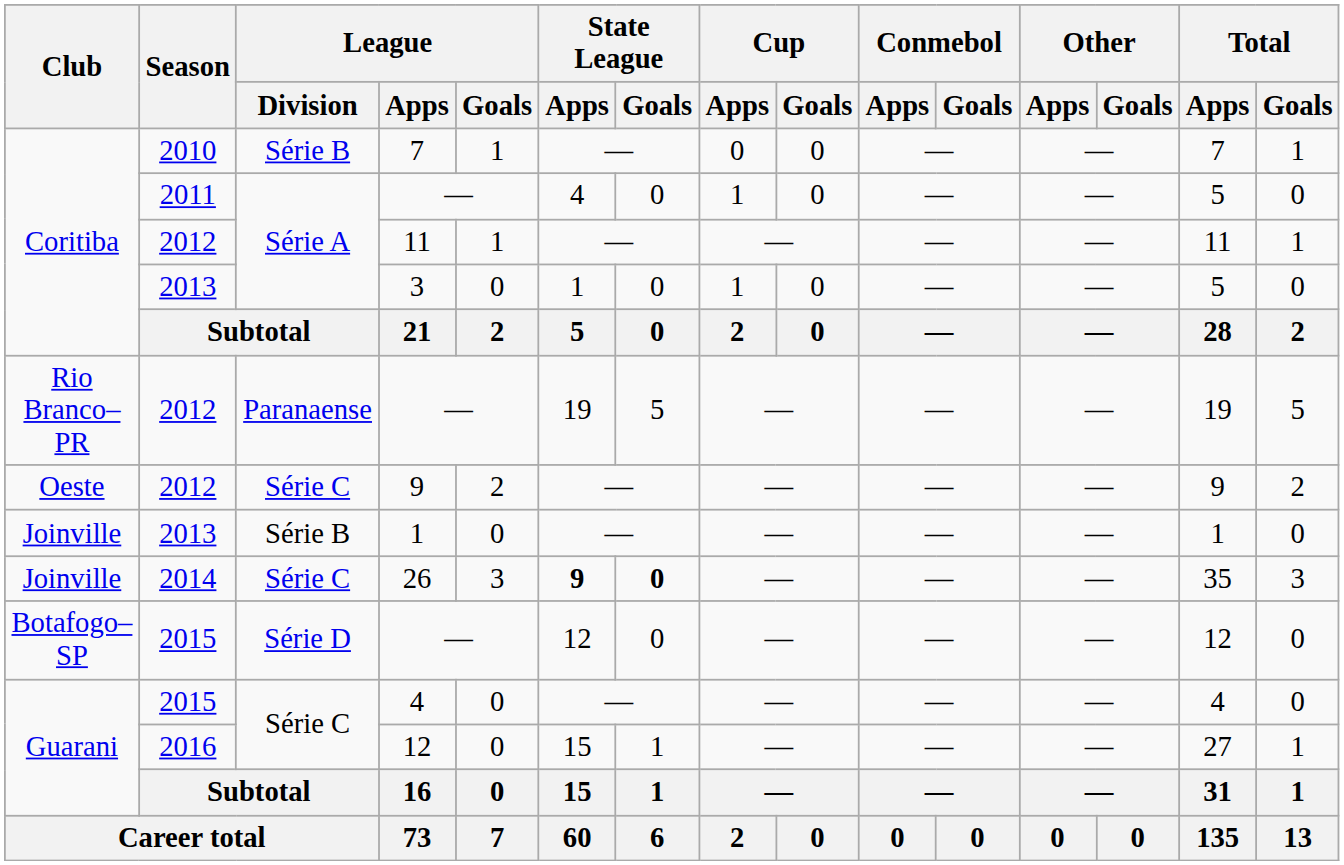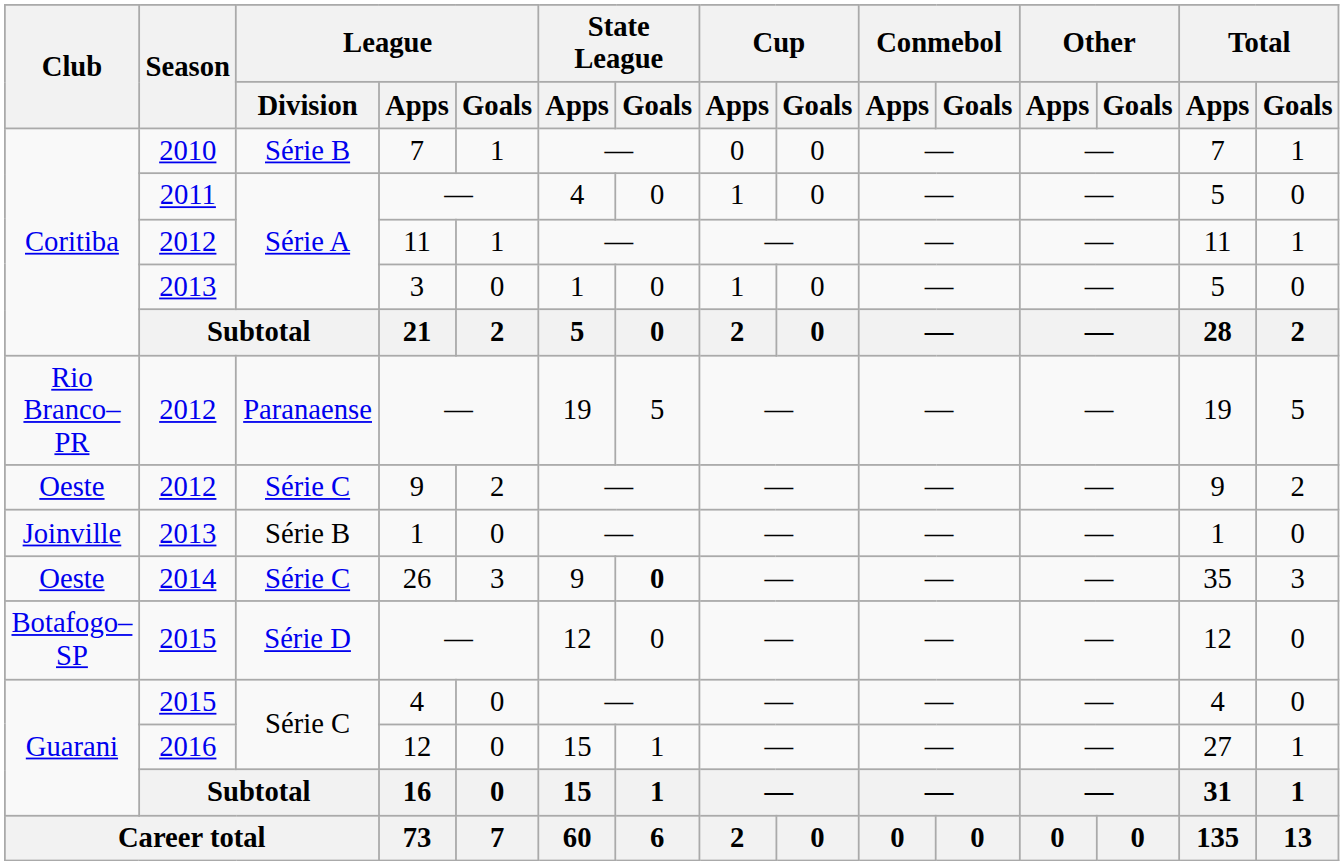(72, 578) Joinville -> (72, 578) Oeste
(577, 578) bold -> (577, 578) normal
